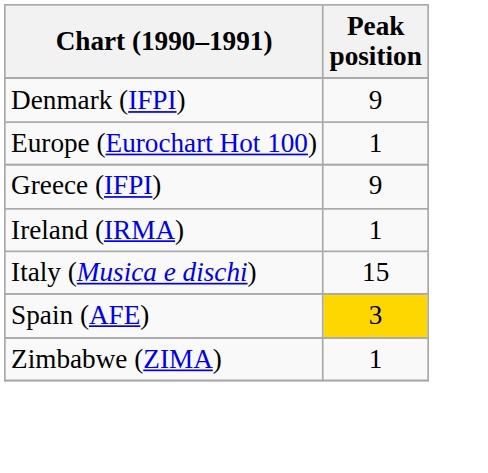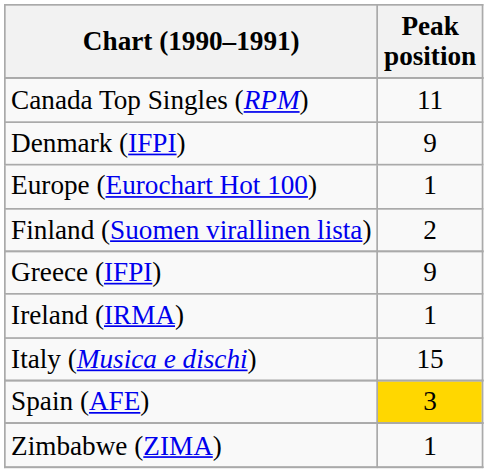+ row: (160, 99)
+ row: (191, 229)
